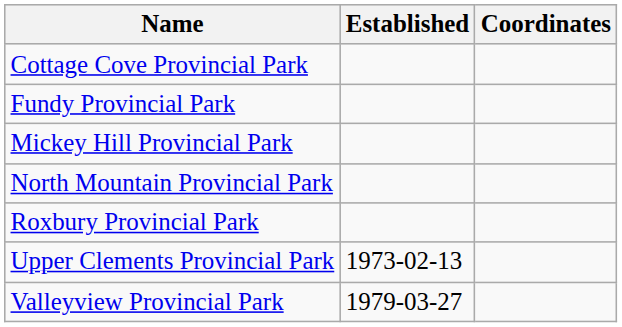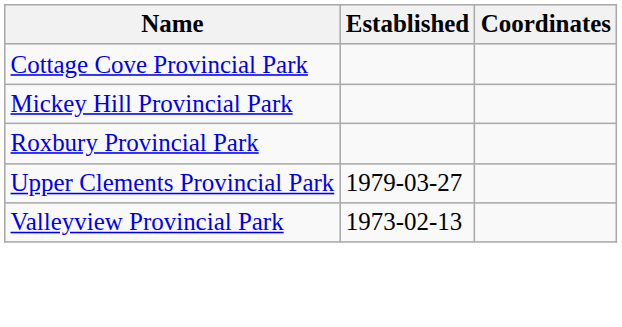- row: (123, 103)
- row: (172, 182)
(404, 261) 1973-02-13 -> (404, 182) 1979-03-27
(404, 301) 1979-03-27 -> (404, 222) 1973-02-13
